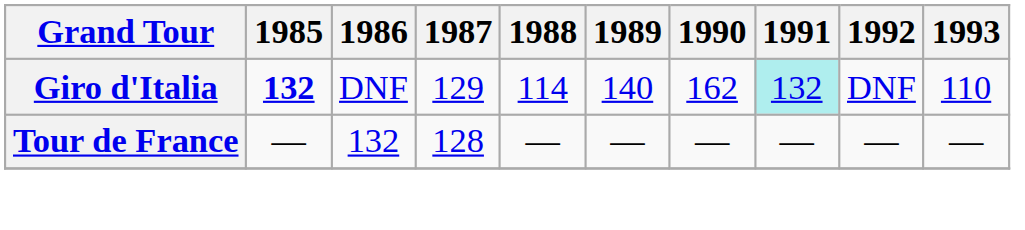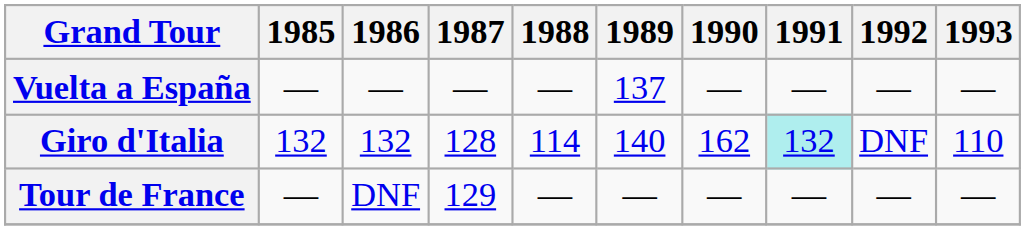+ row: (132, 86)
(289, 86) bold -> (301, 140) normal
(373, 86) DNF -> (386, 140) 132
(458, 86) 129 -> (470, 140) 128
(373, 140) 132 -> (386, 195) DNF
(458, 140) 128 -> (470, 195) 129
